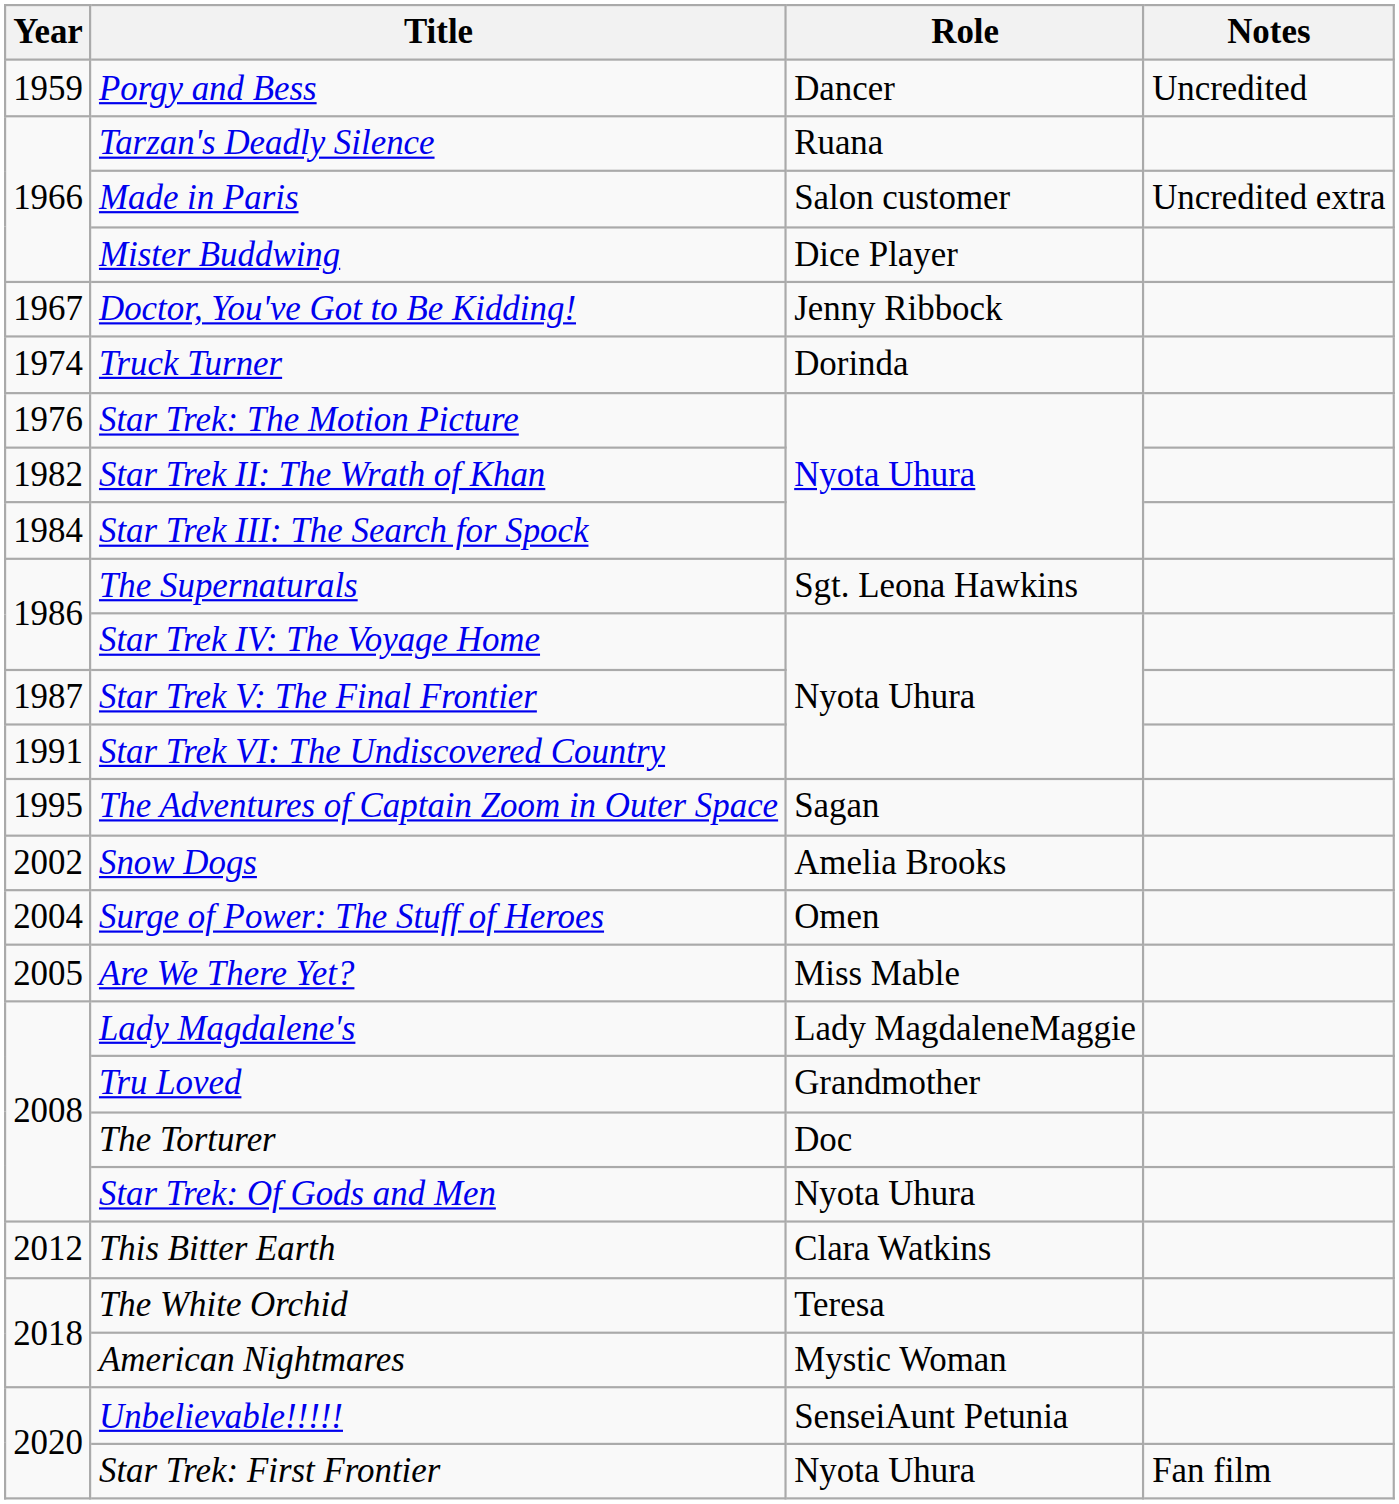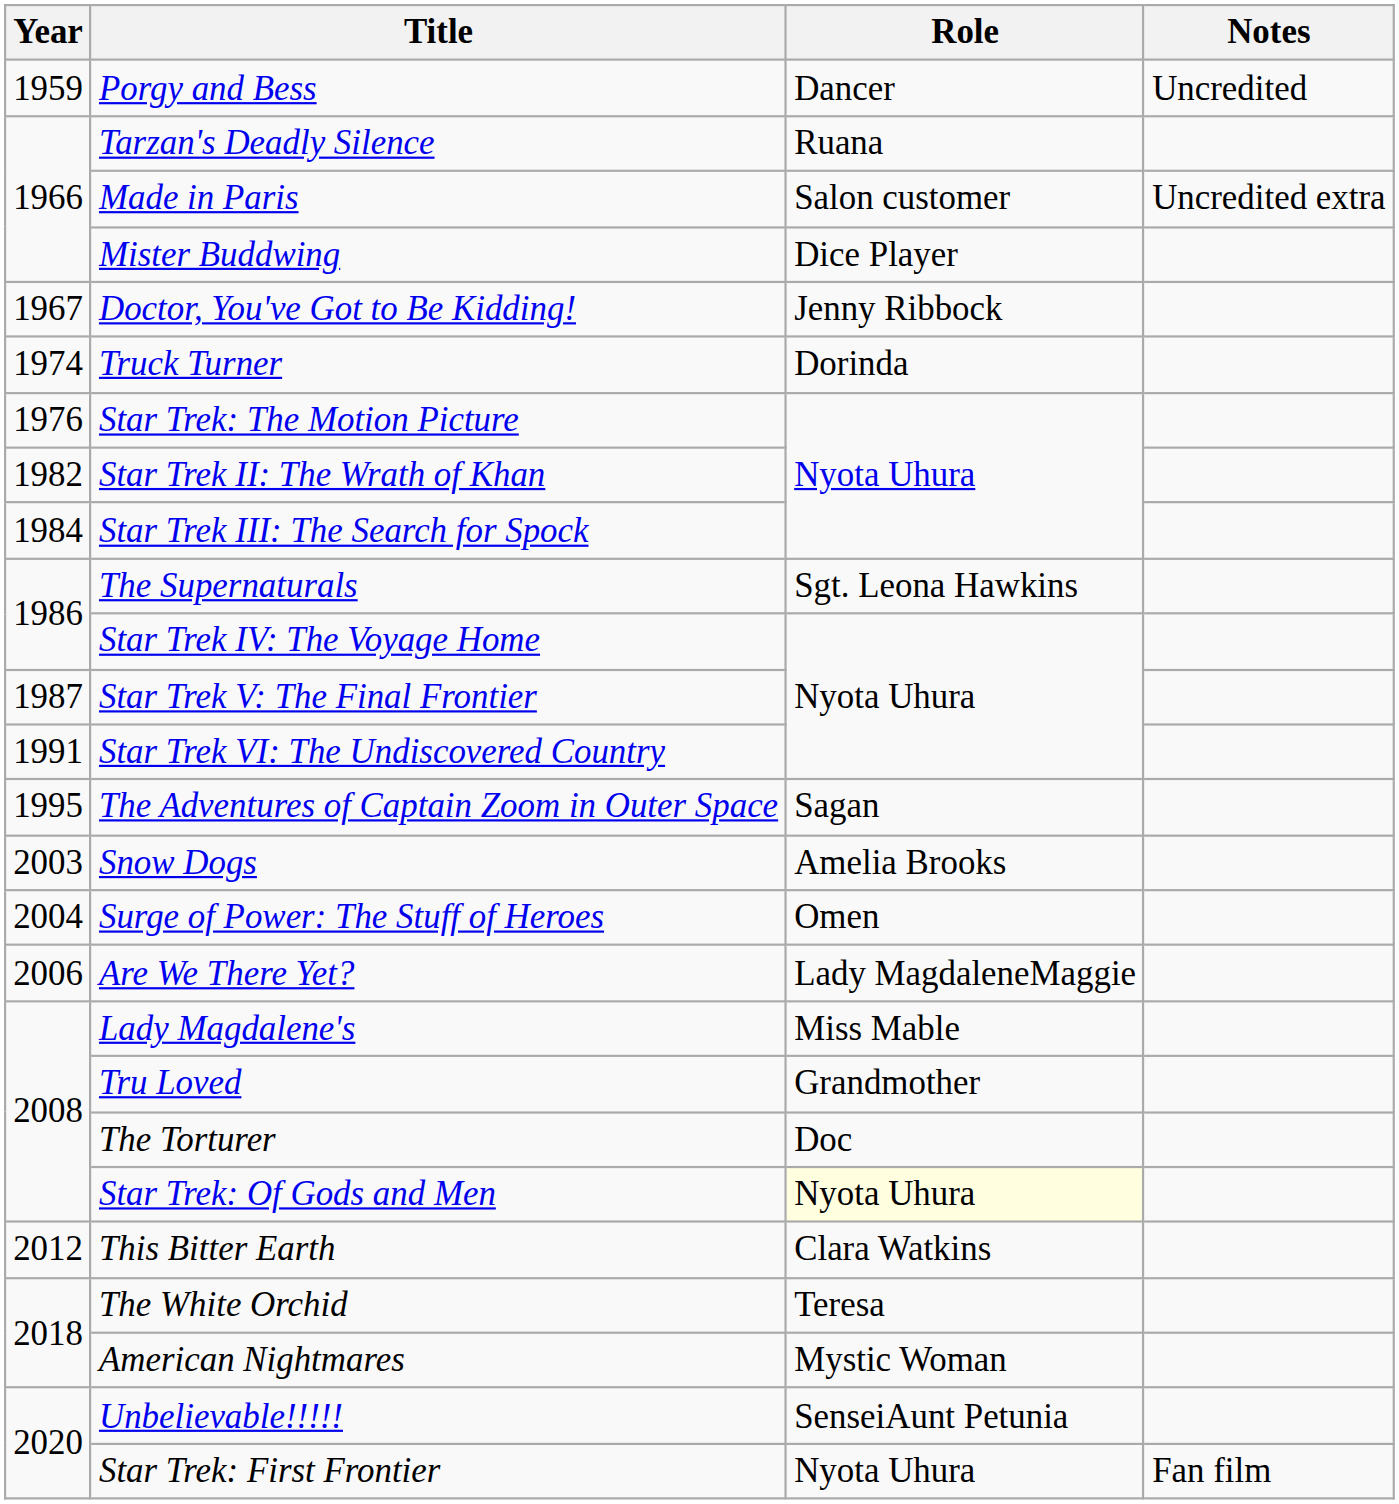(48, 861) 2002 -> (48, 861) 2003
(48, 972) 2005 -> (48, 972) 2006
(877, 972) Miss Mable -> (965, 972) Lady MagdaleneMaggie
(965, 1027) Lady MagdaleneMaggie -> (877, 1027) Miss Mable
(885, 1193) no background -> (885, 1193) lightyellow background
